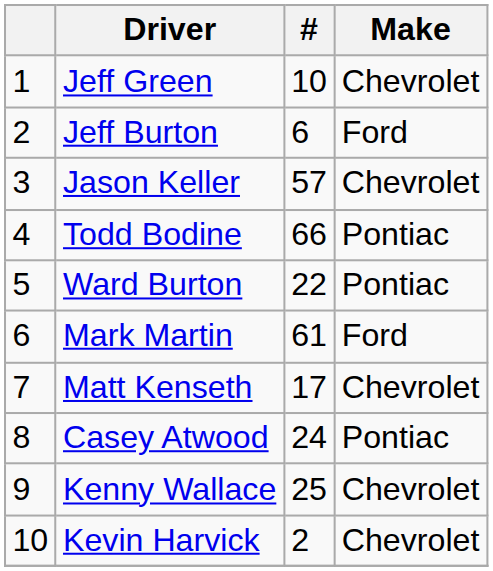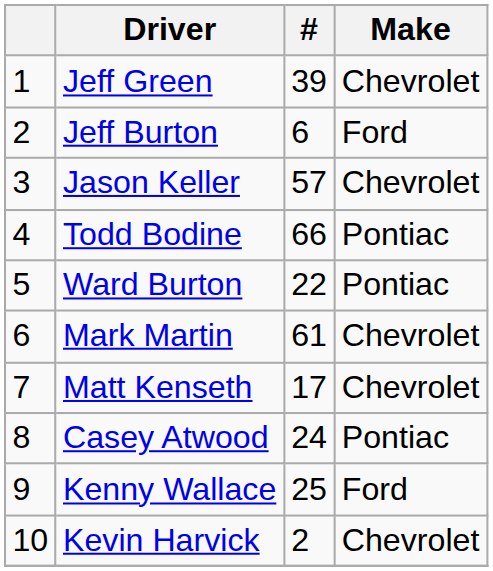(309, 81) 10 -> (309, 81) 39
(375, 336) Ford -> (411, 336) Chevrolet
(411, 489) Chevrolet -> (375, 489) Ford
